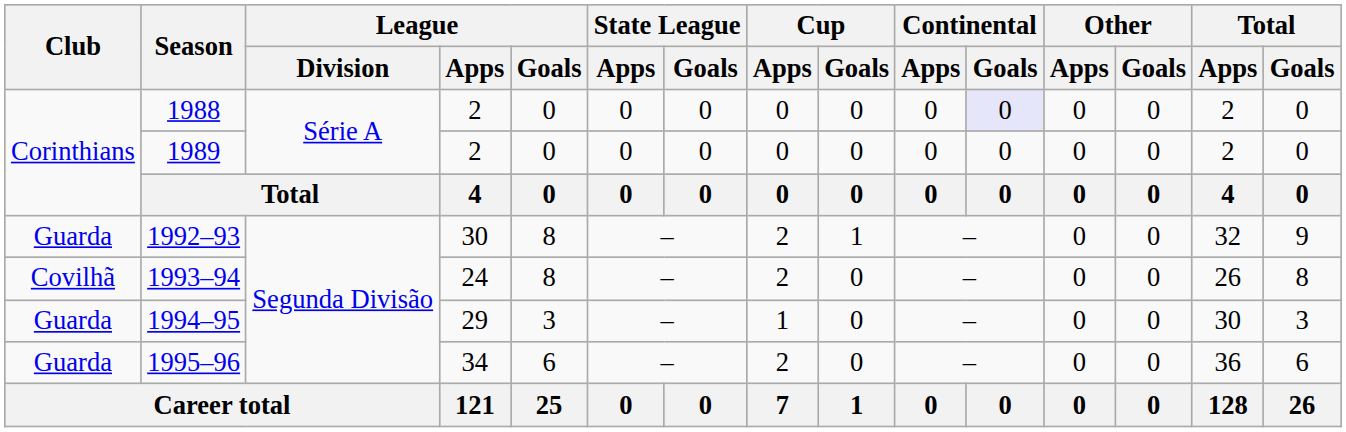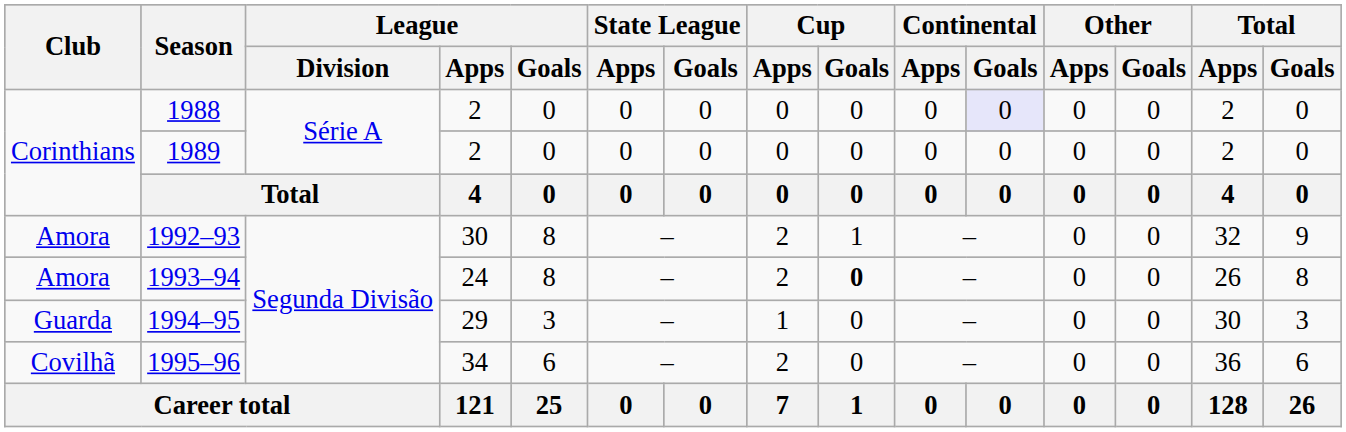(73, 236) Guarda -> (73, 236) Amora
(73, 278) Covilhã -> (73, 278) Amora
(857, 278) normal -> (857, 278) bold
(73, 362) Guarda -> (73, 362) Covilhã
